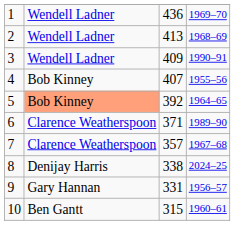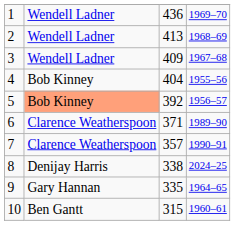(208, 58) 1990–91 -> (208, 58) 1967–68
(173, 79) 407 -> (173, 79) 404
(208, 101) 1964–65 -> (208, 101) 1956–57
(208, 144) 1967–68 -> (208, 144) 1990–91
(173, 187) 331 -> (173, 187) 335
(208, 187) 1956–57 -> (208, 187) 1964–65
